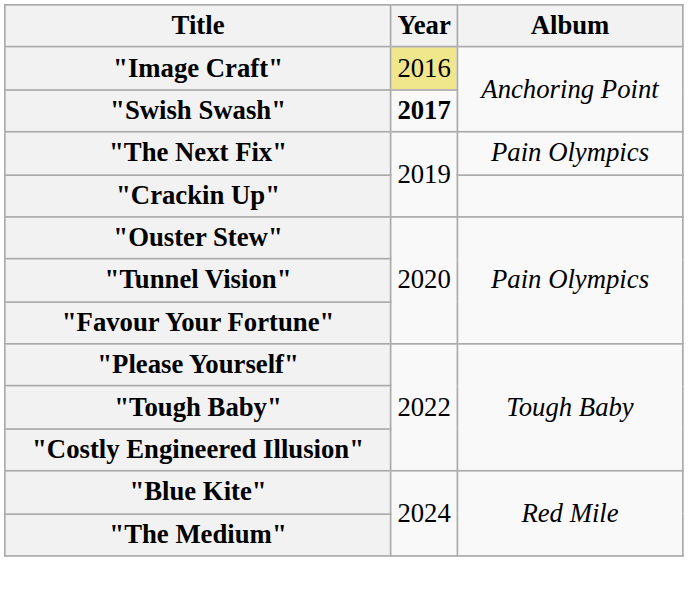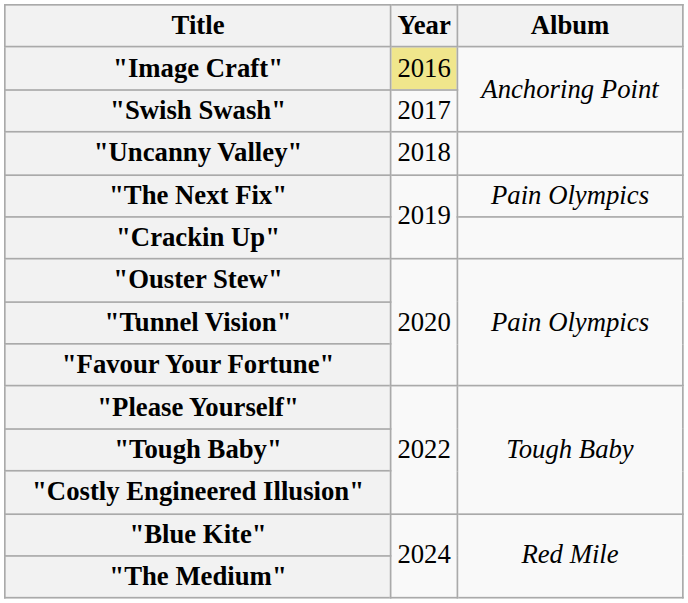(424, 110) bold -> (424, 110) normal
+ row: (198, 152)
